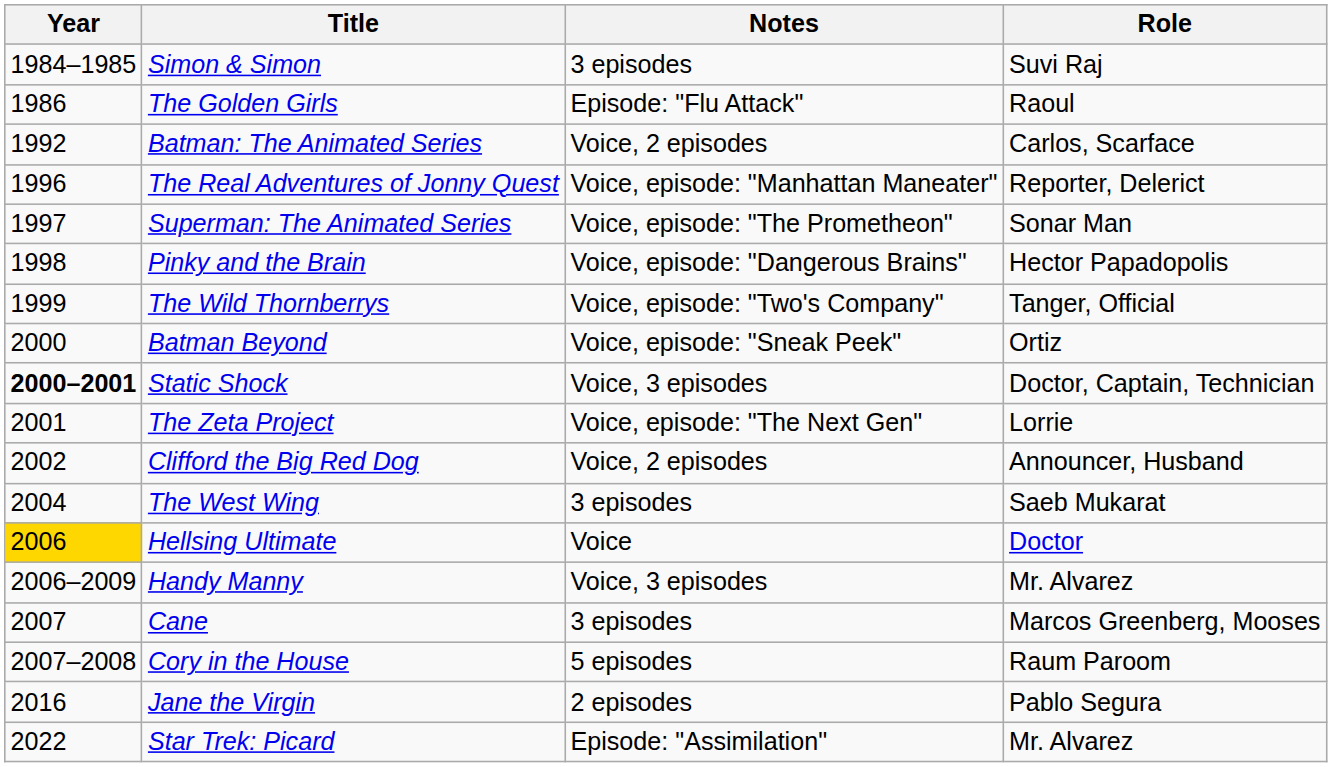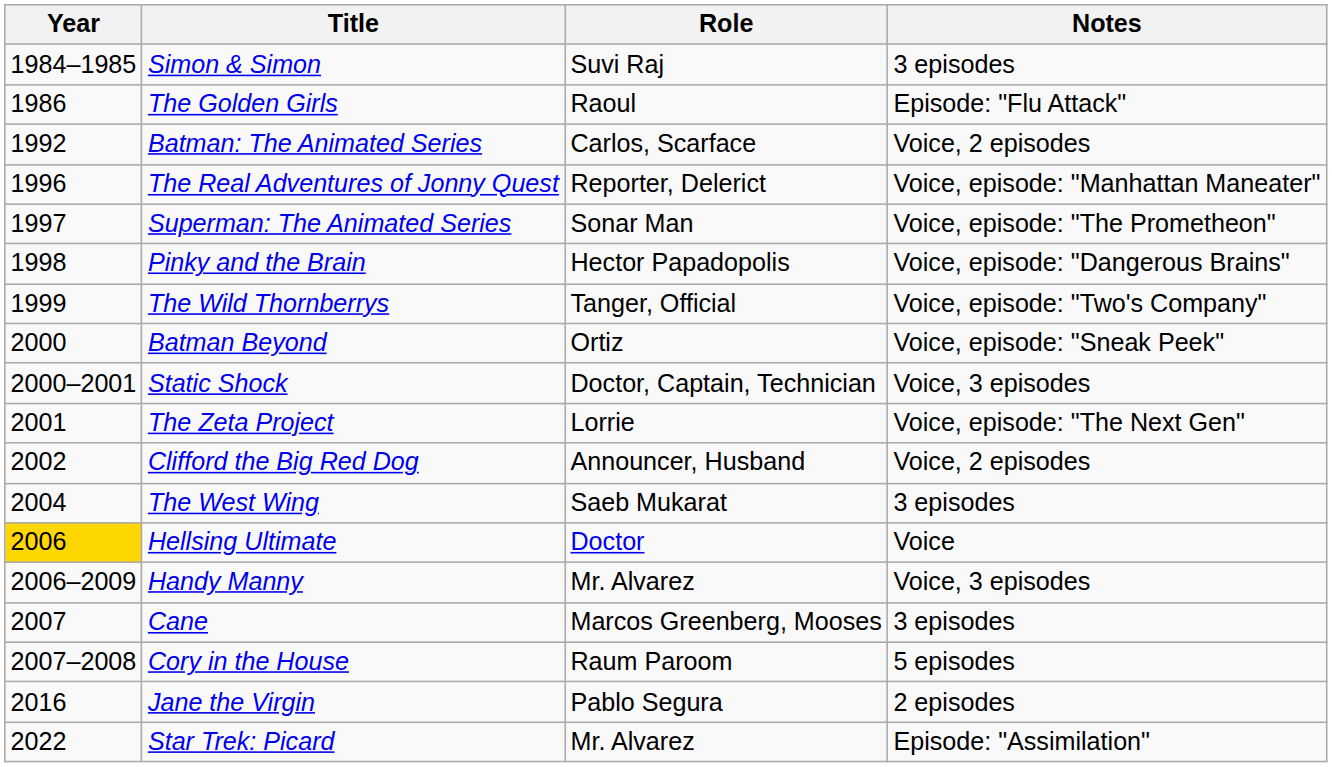columns swapped: (1165, 24) <-> (784, 24)
(73, 382) bold -> (73, 382) normal
